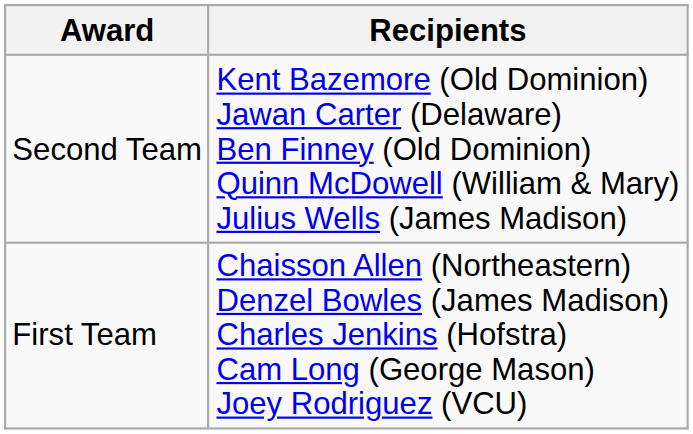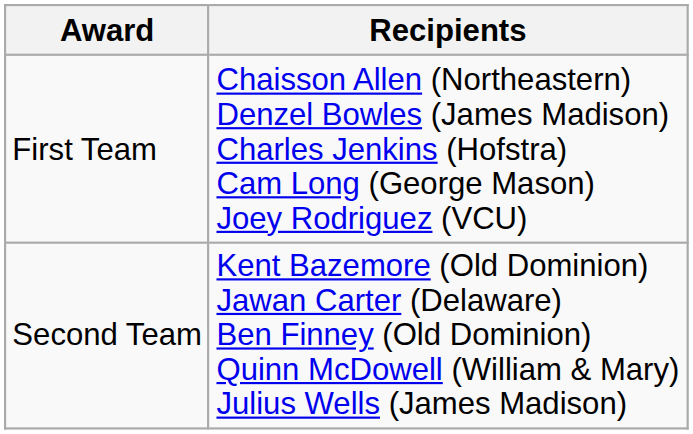rows swapped: (85, 336) <-> (107, 148)
